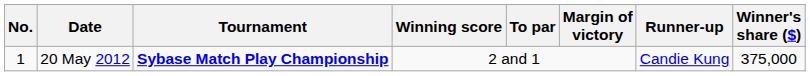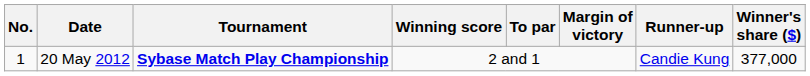(769, 59) 375,000 -> (769, 59) 377,000
